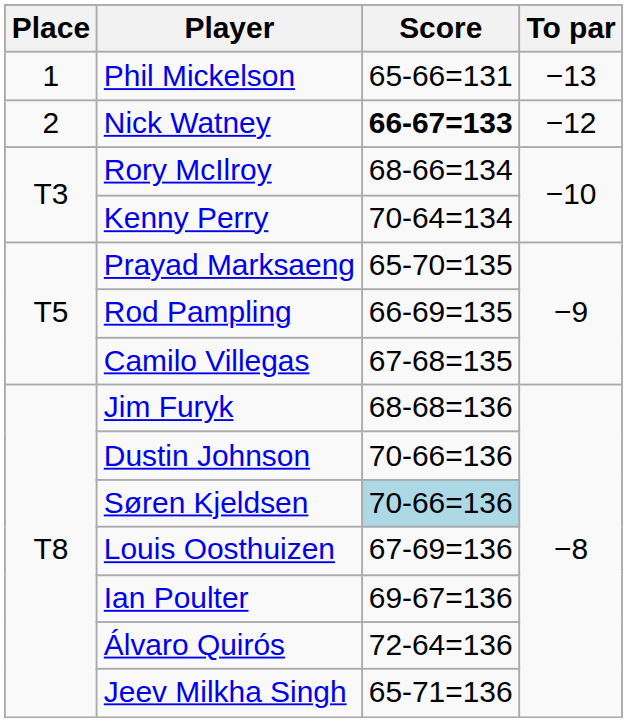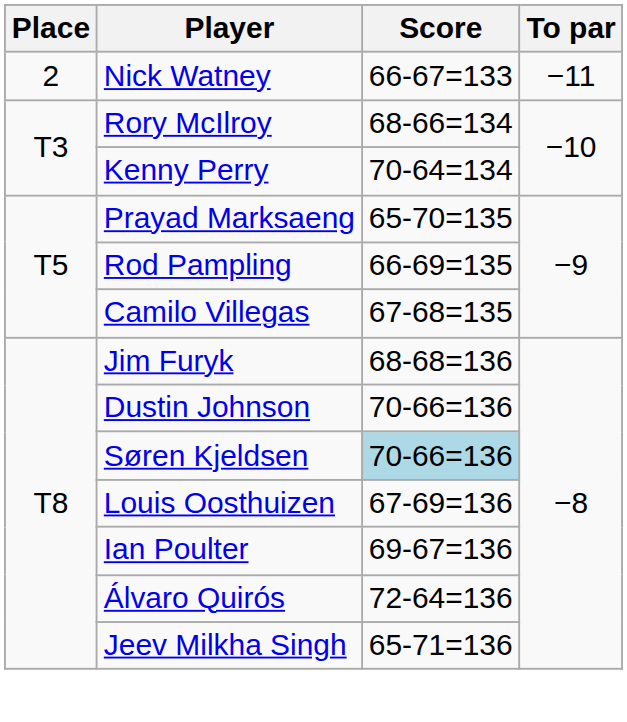- row: (199, 75)
(441, 123) bold -> (441, 75) normal
(571, 123) −12 -> (571, 75) −11
